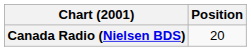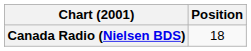(217, 35) 20 -> (217, 35) 18
